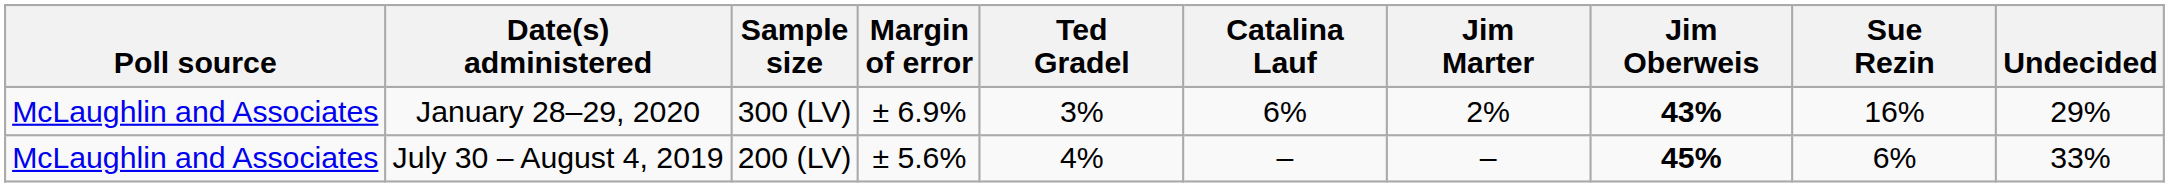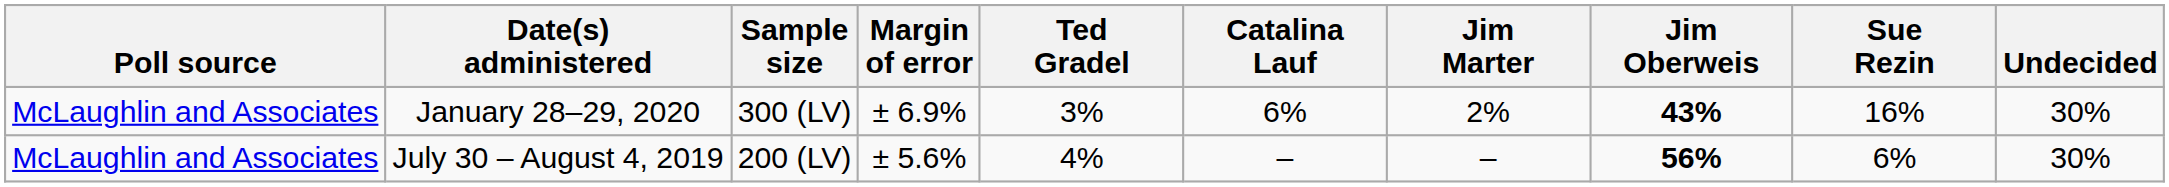(2080, 111) 29% -> (2080, 111) 30%
(1691, 158) 45% -> (1691, 158) 56%
(2080, 158) 33% -> (2080, 158) 30%
